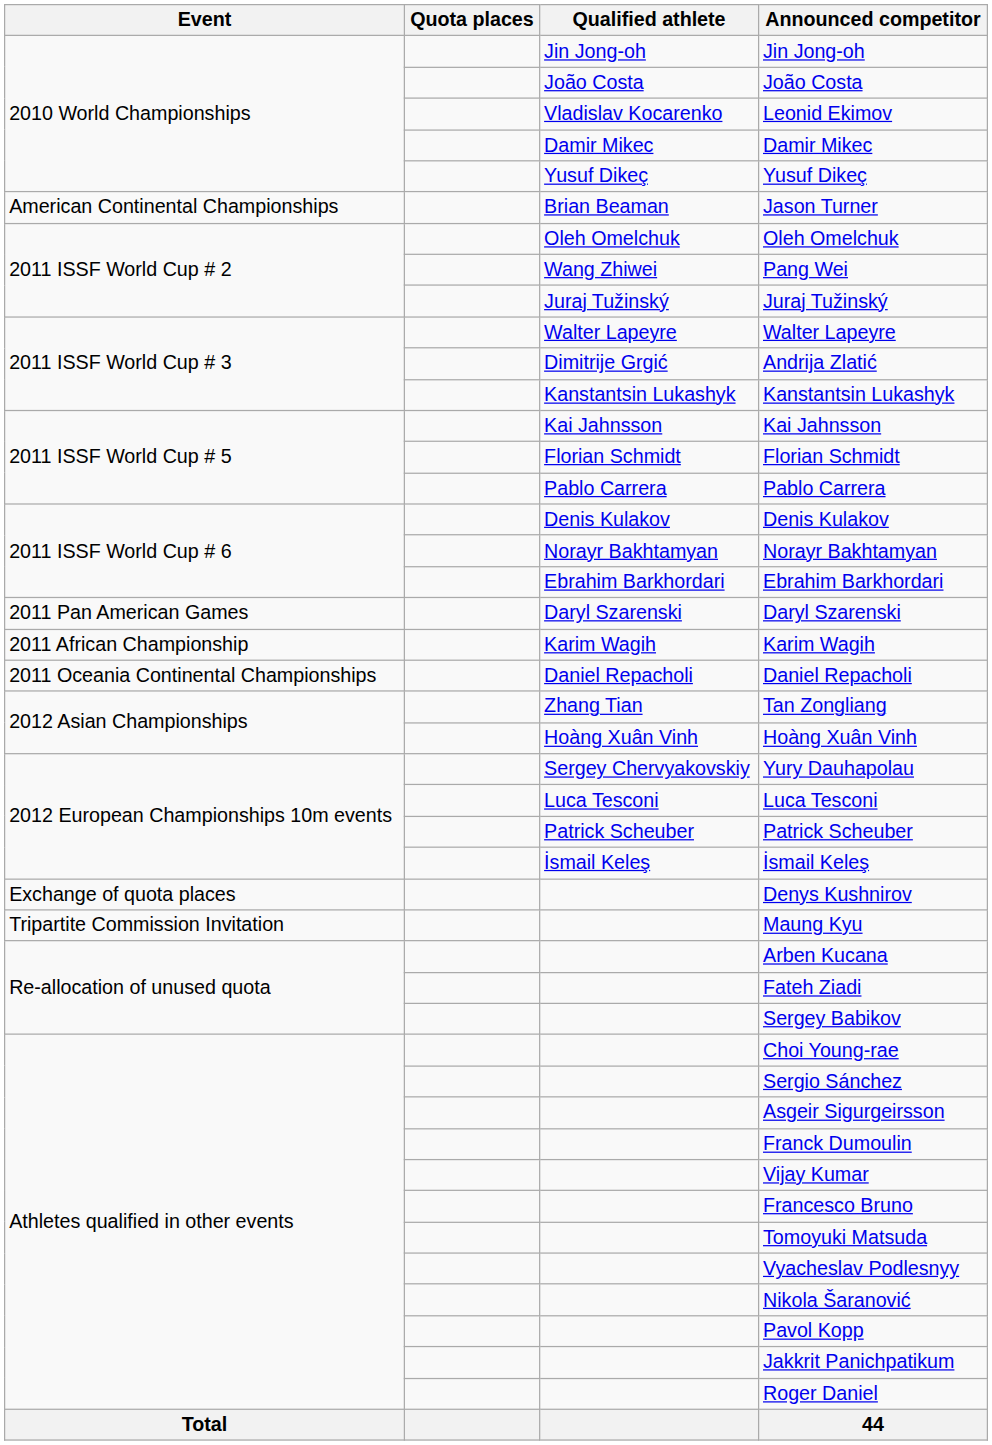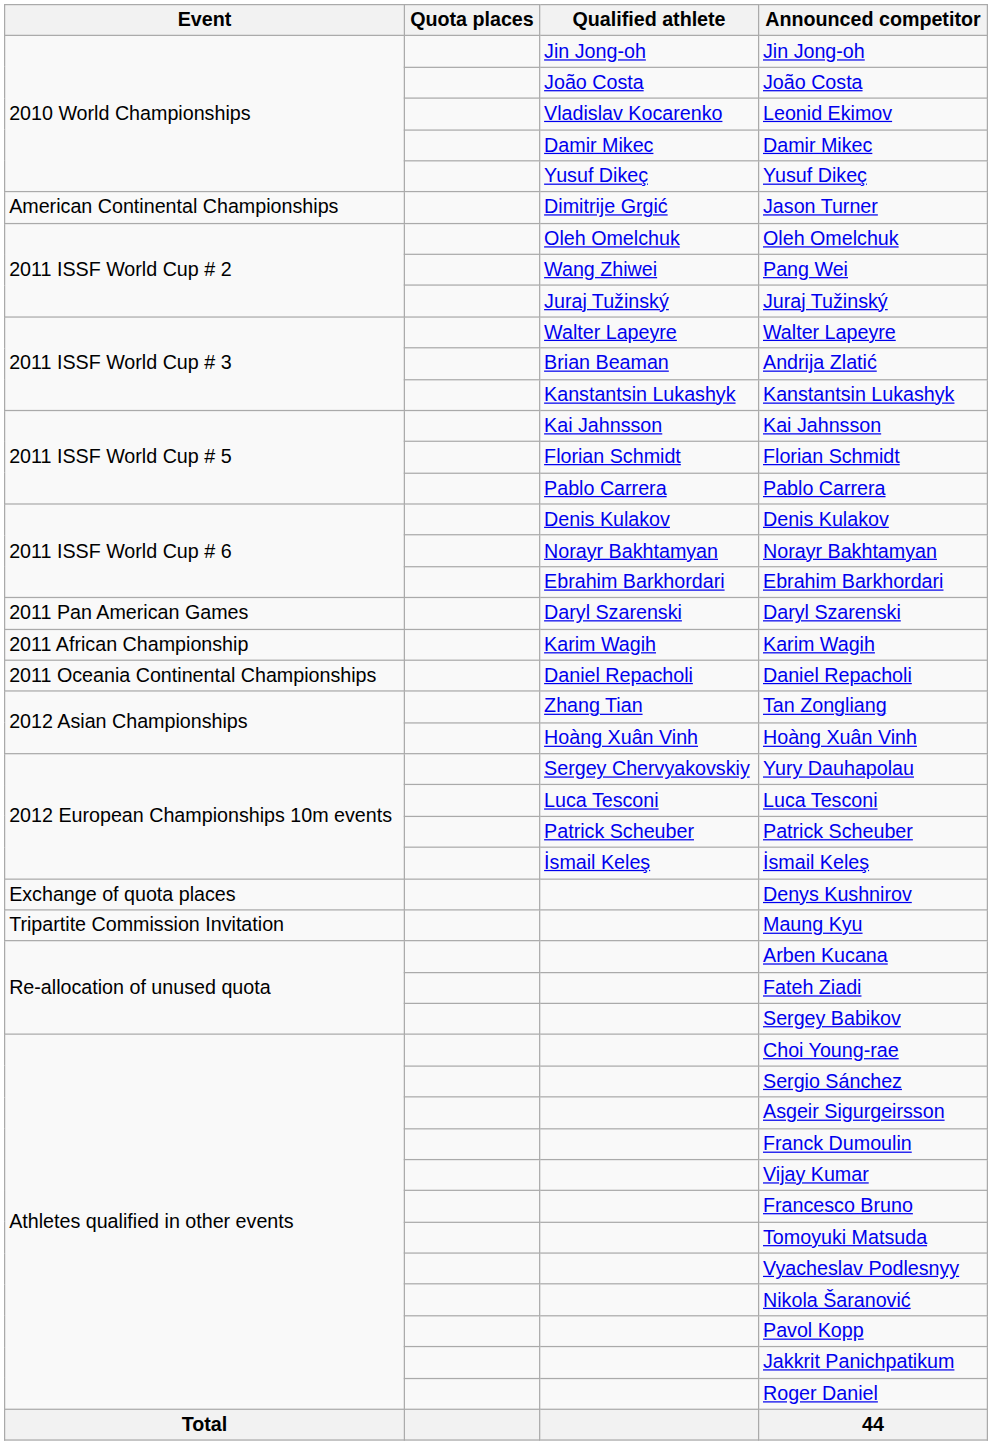(606, 207) Brian Beaman -> (606, 207) Dimitrije Grgić
(606, 363) Dimitrije Grgić -> (606, 363) Brian Beaman
